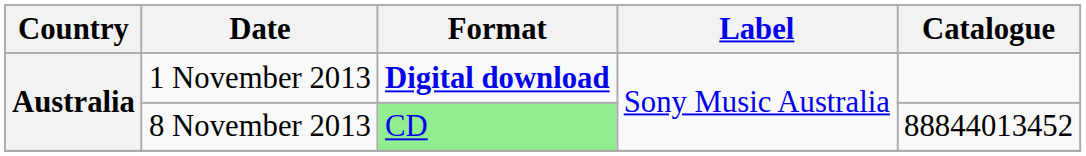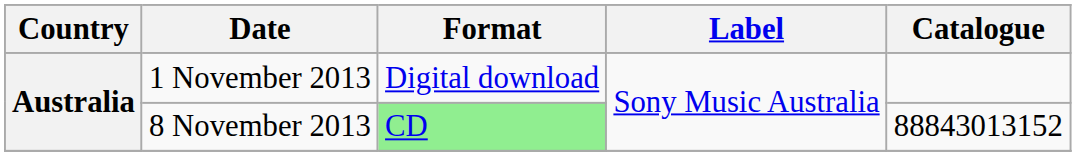(497, 77) bold -> (492, 77) normal
(989, 126) 88844013452 -> (978, 126) 88843013152
